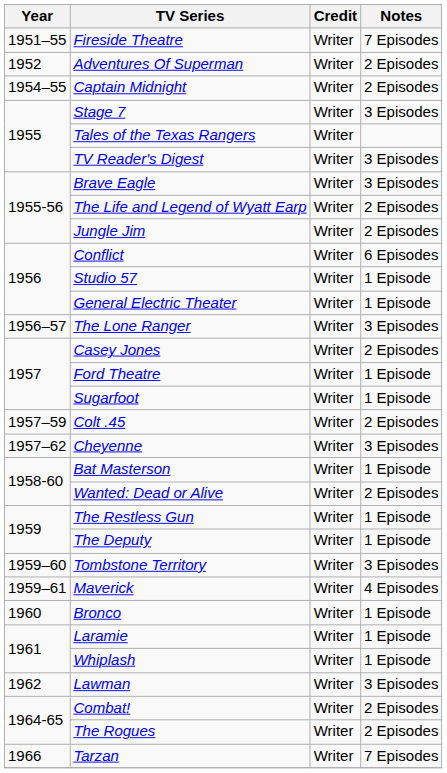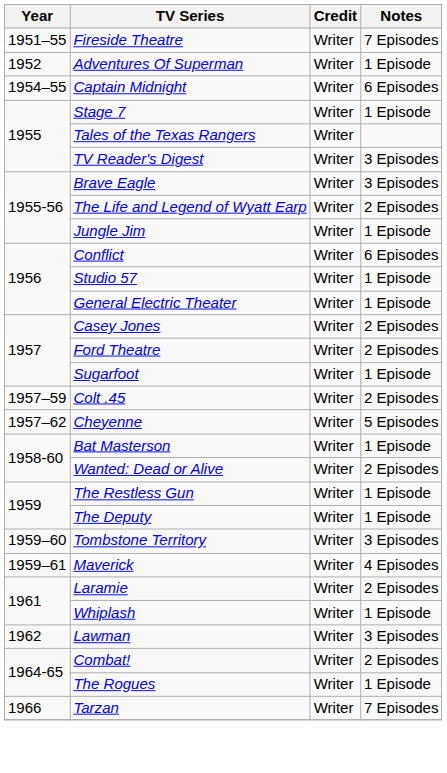(401, 64) 2 Episodes -> (397, 64) 1 Episode
(401, 87) 2 Episodes -> (401, 87) 6 Episodes
(401, 111) 3 Episodes -> (397, 111) 1 Episode
(401, 231) 2 Episodes -> (397, 231) 1 Episode
- row: (132, 326)
(397, 374) 1 Episode -> (401, 350) 2 Episodes
(401, 445) 3 Episodes -> (401, 421) 5 Episodes
- row: (97, 612)
(397, 636) 1 Episode -> (401, 588) 2 Episodes
(401, 732) 2 Episodes -> (397, 684) 1 Episode
